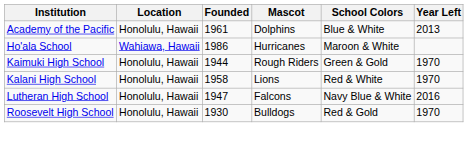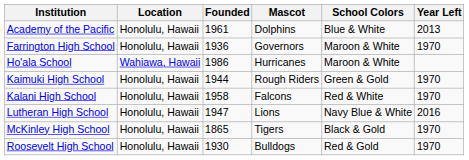+ row: (61, 46)
(267, 79) Lions -> (273, 96) Falcons
(272, 96) Falcons -> (267, 113) Lions
+ row: (58, 130)
